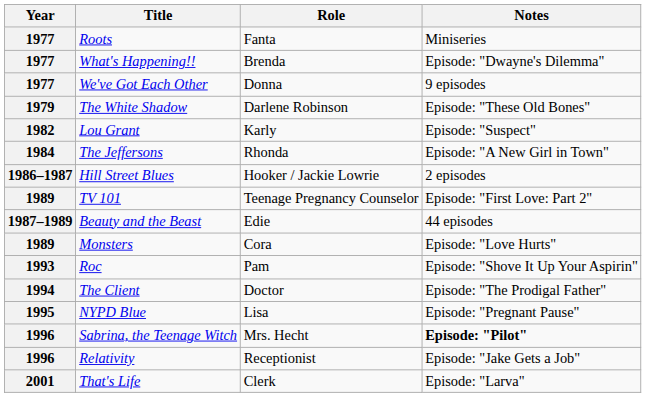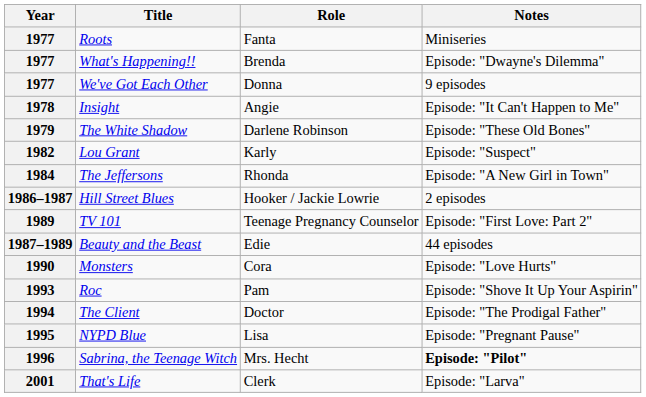+ row: (99, 107)
(40, 244) 1989 -> (40, 267) 1990
- row: (107, 358)
